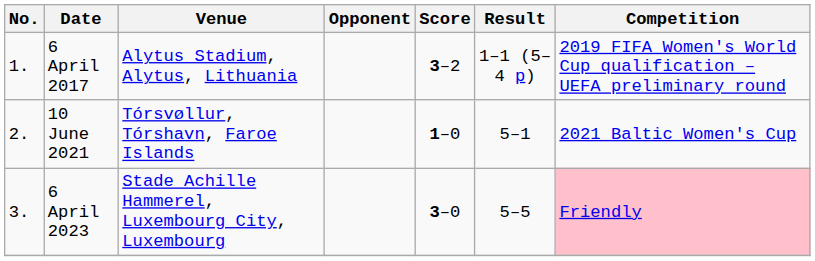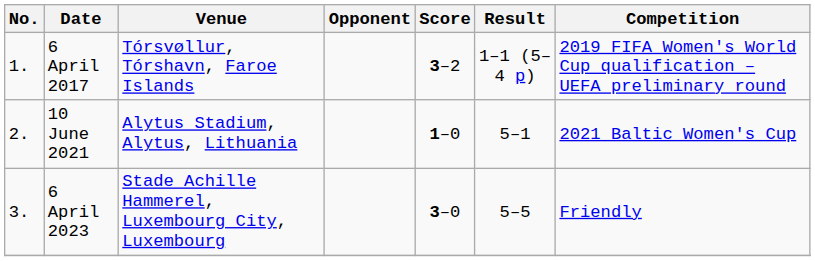(210, 66) Alytus Stadium, Alytus, Lithuania -> (200, 66) Tórsvøllur, Tórshavn, Faroe Islands
(200, 134) Tórsvøllur, Tórshavn, Faroe Islands -> (210, 134) Alytus Stadium, Alytus, Lithuania
(601, 211) pink background -> (601, 211) no background
